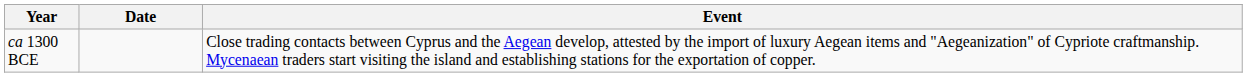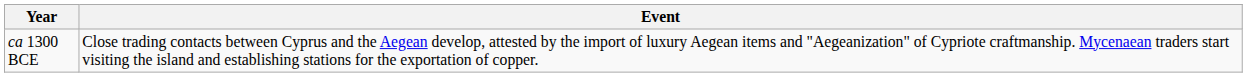- column: (141, 16)
